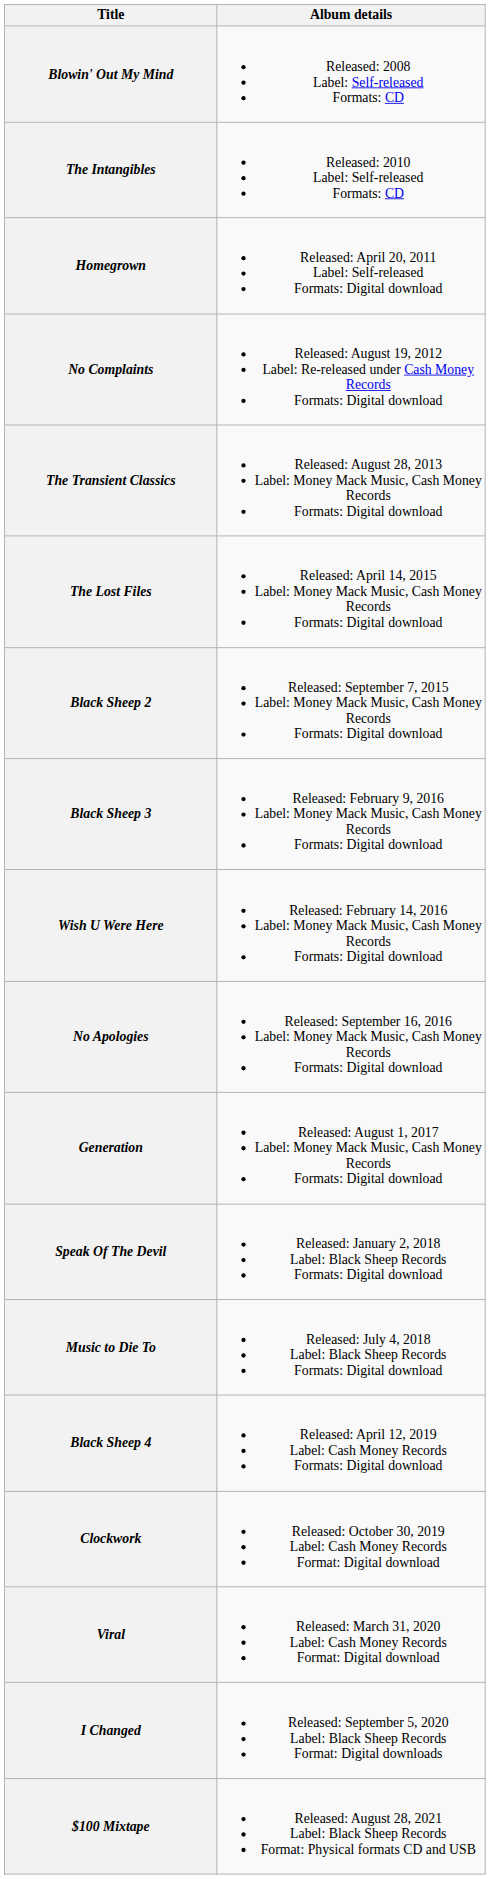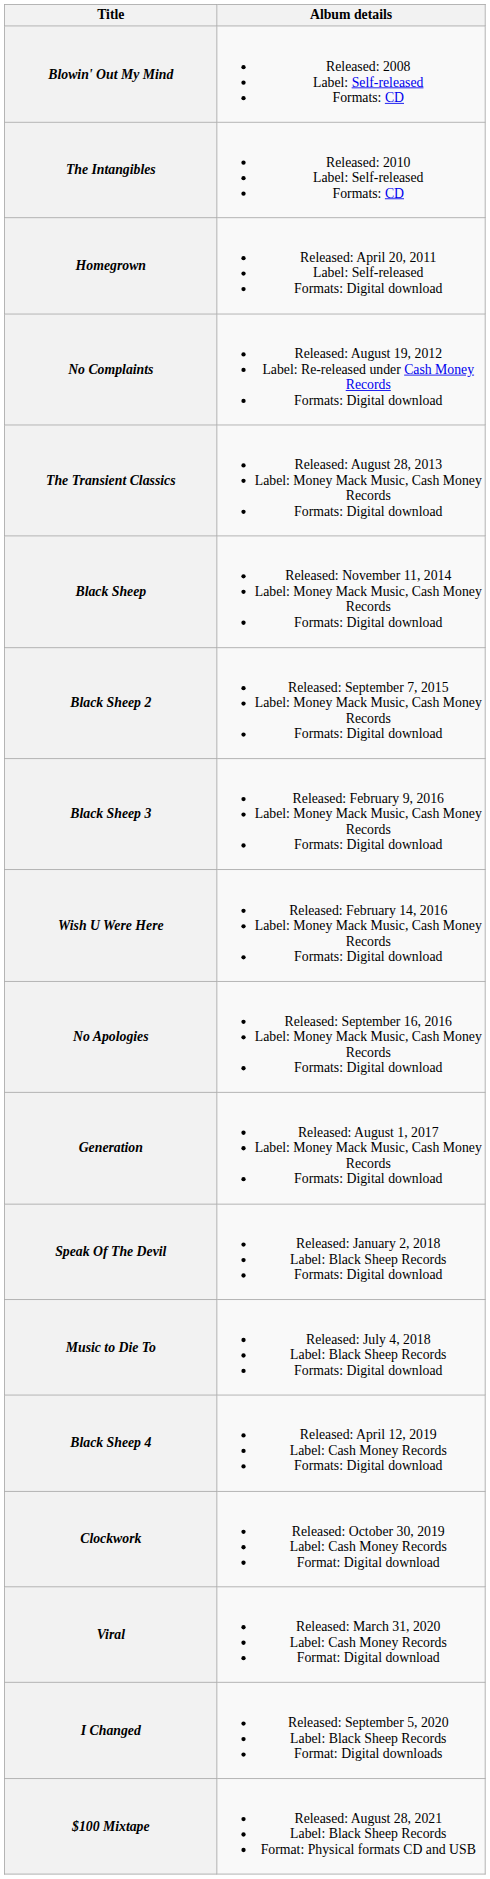+ row: (111, 591)
- row: (111, 591)
